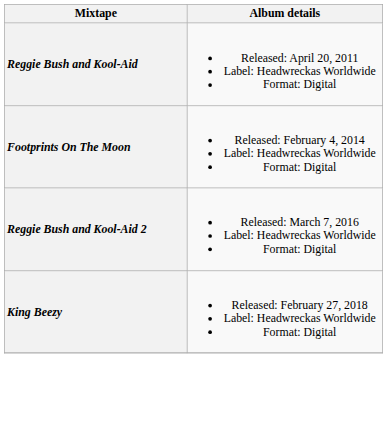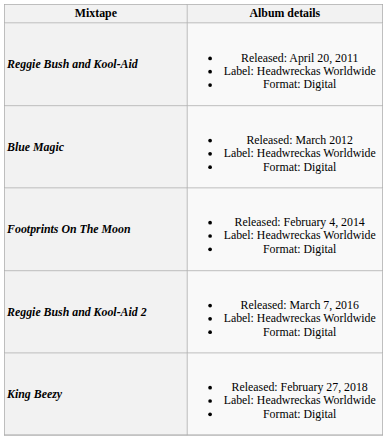+ row: (36, 146)
